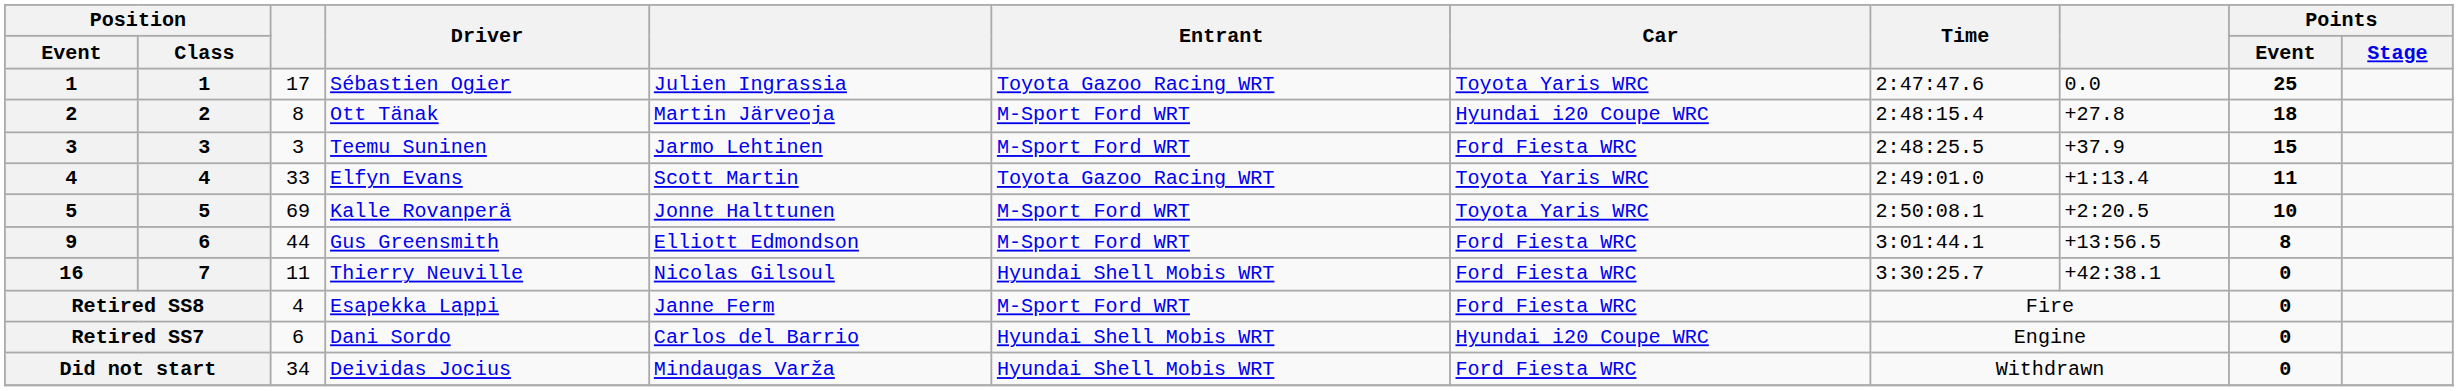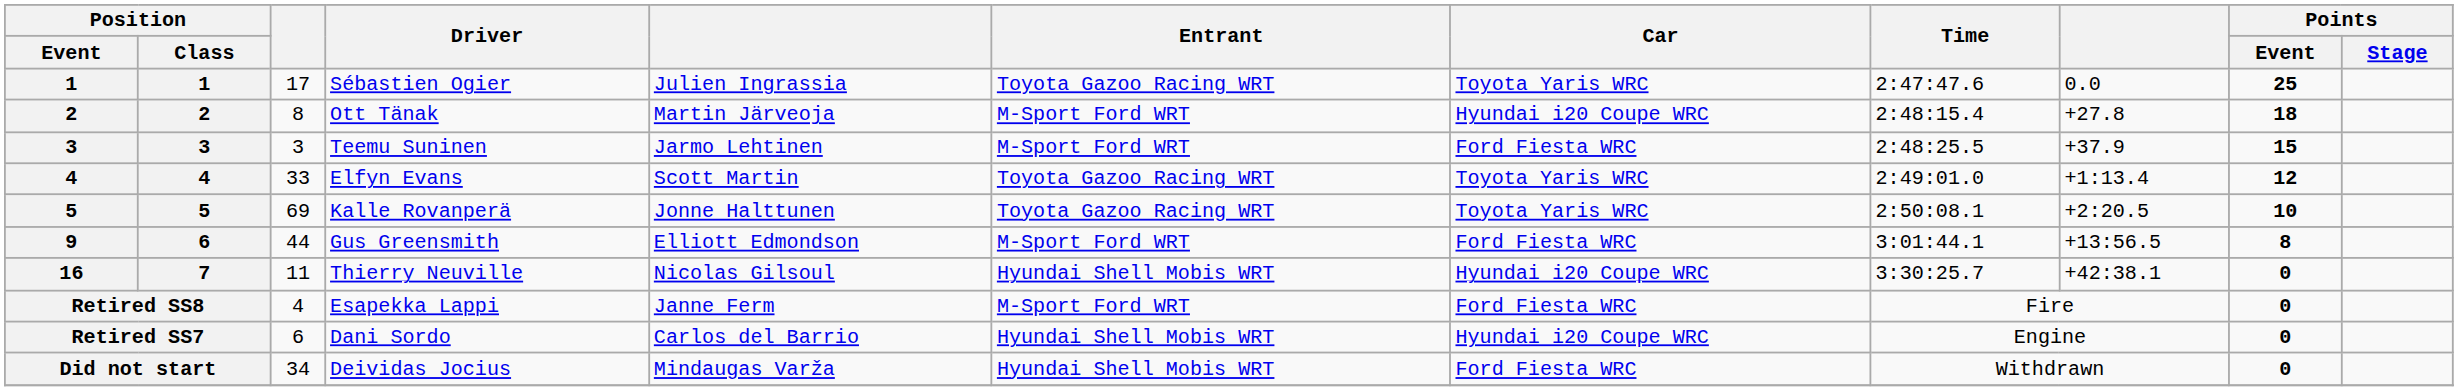(2285, 179) 11 -> (2285, 179) 12
(1093, 211) M-Sport Ford WRT -> (1136, 211) Toyota Gazoo Racing WRT
(1546, 274) Ford Fiesta WRC -> (1582, 274) Hyundai i20 Coupe WRC
